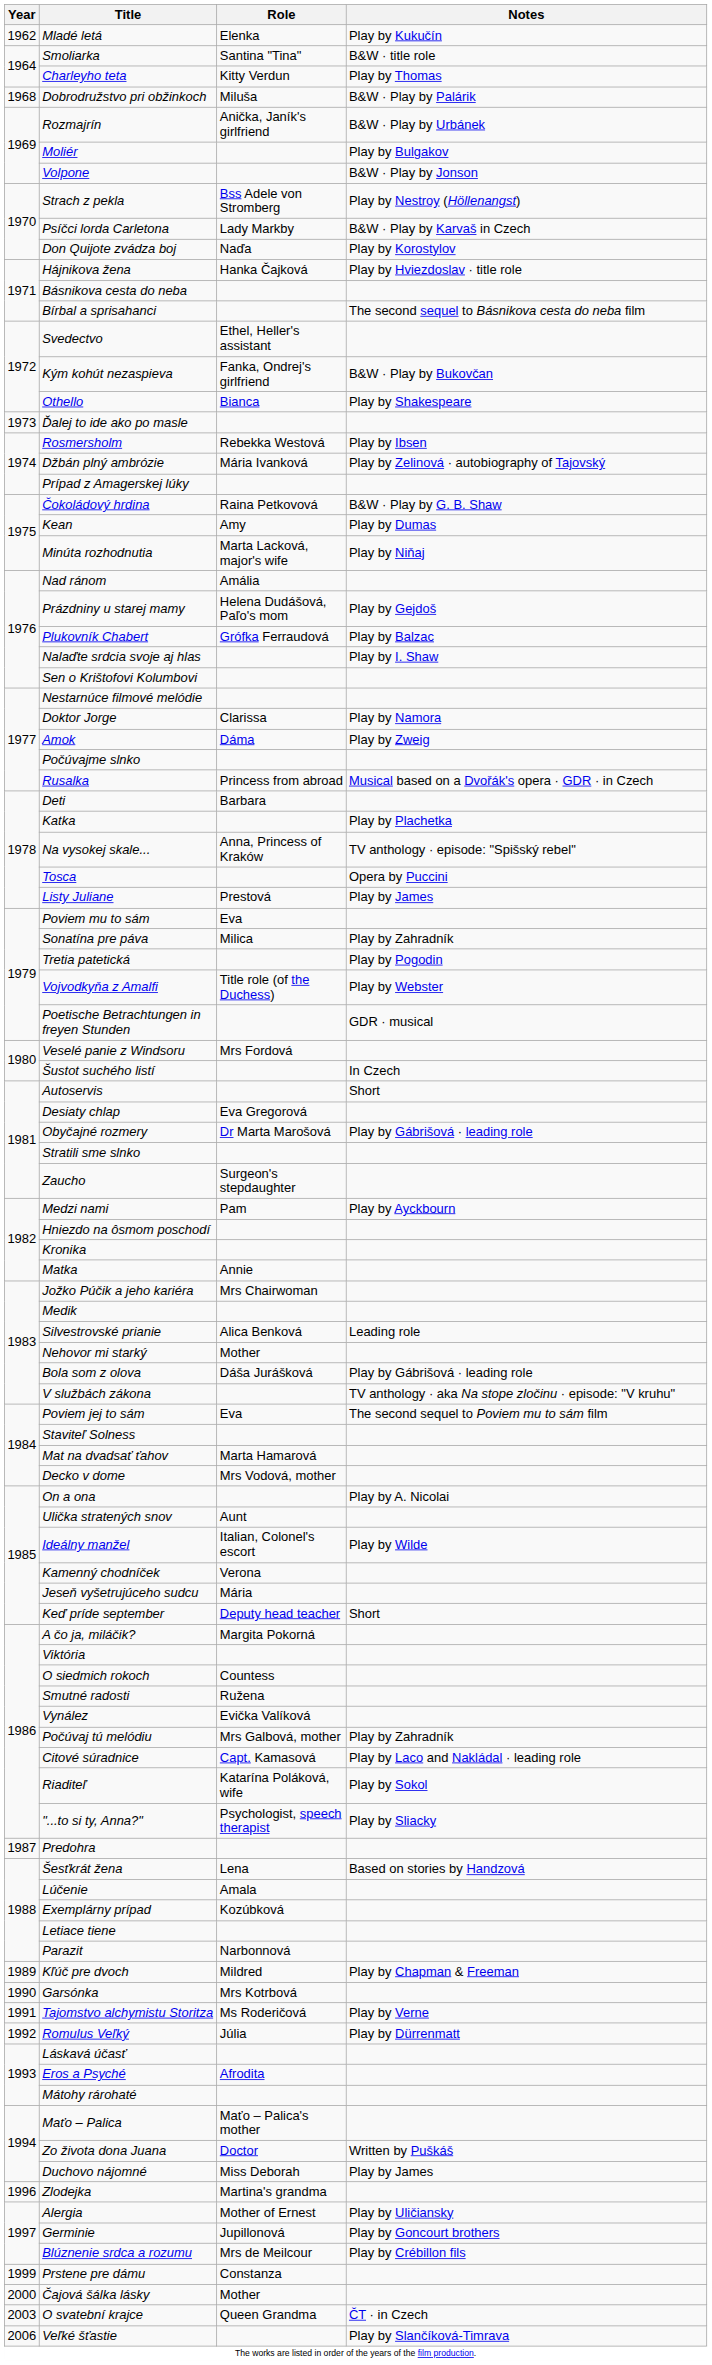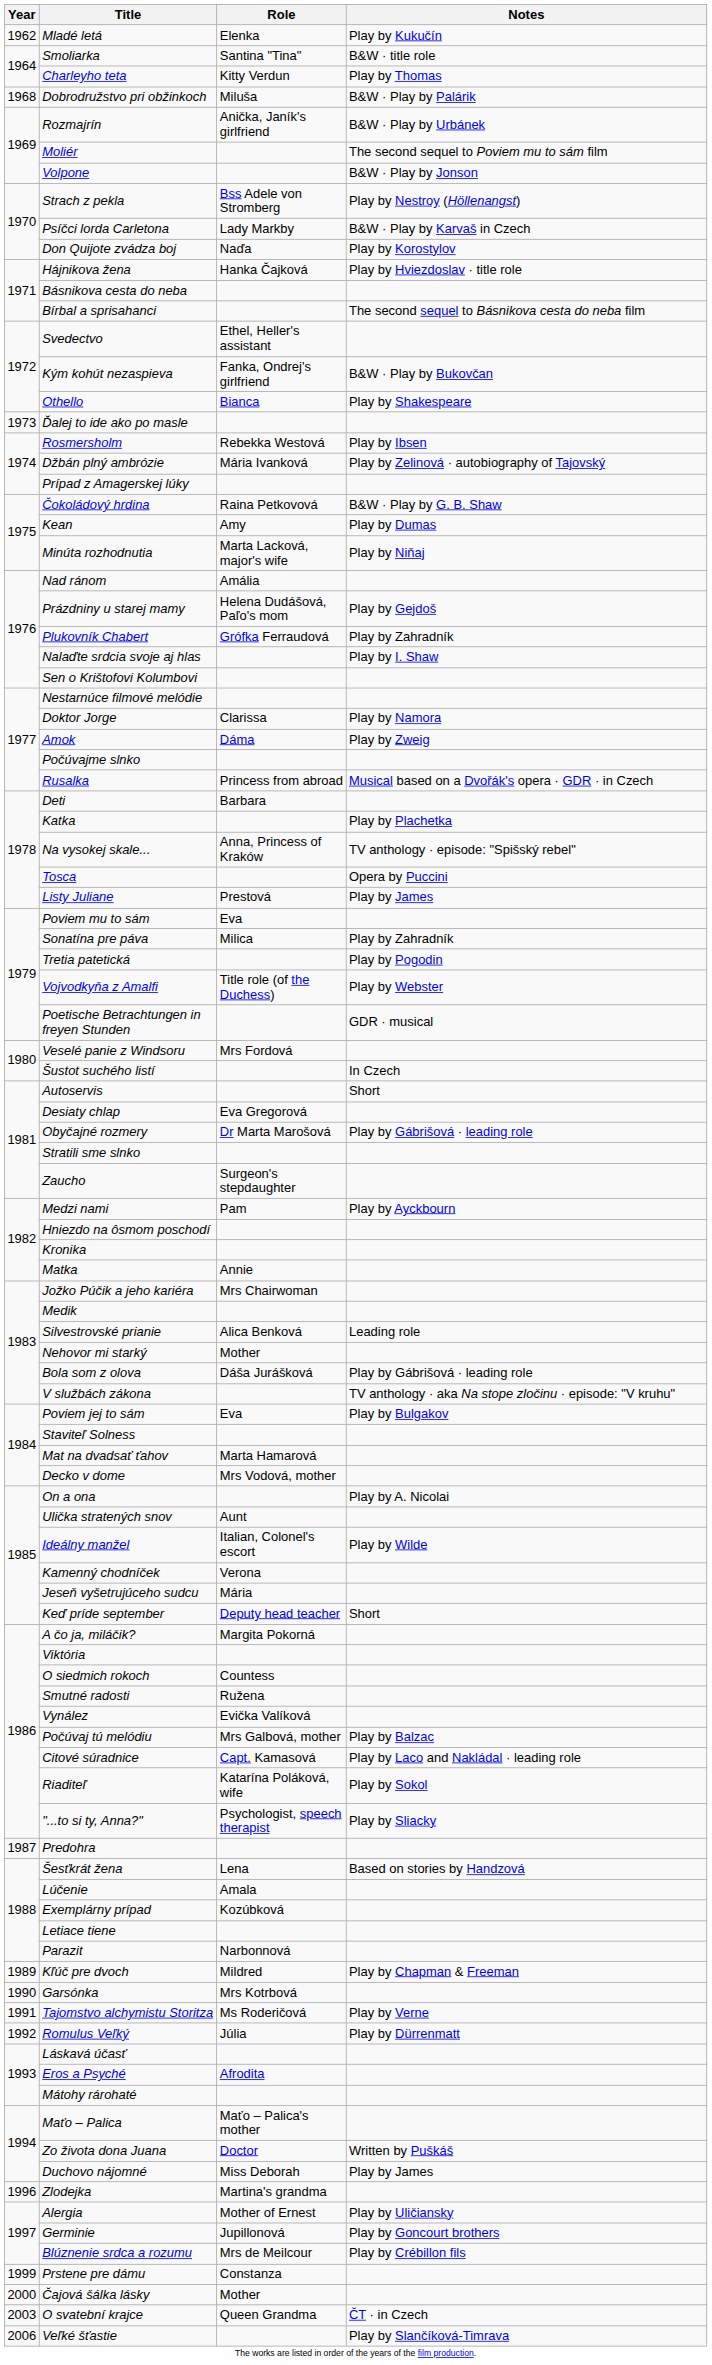(399, 152) Play by Bulgakov -> (478, 152) The second sequel to Poviem mu to sám film
(391, 636) Play by Balzac -> (401, 636) Play by Zahradník
(478, 1414) The second sequel to Poviem mu to sám film -> (399, 1414) Play by Bulgakov
(401, 1737) Play by Zahradník -> (391, 1737) Play by Balzac
